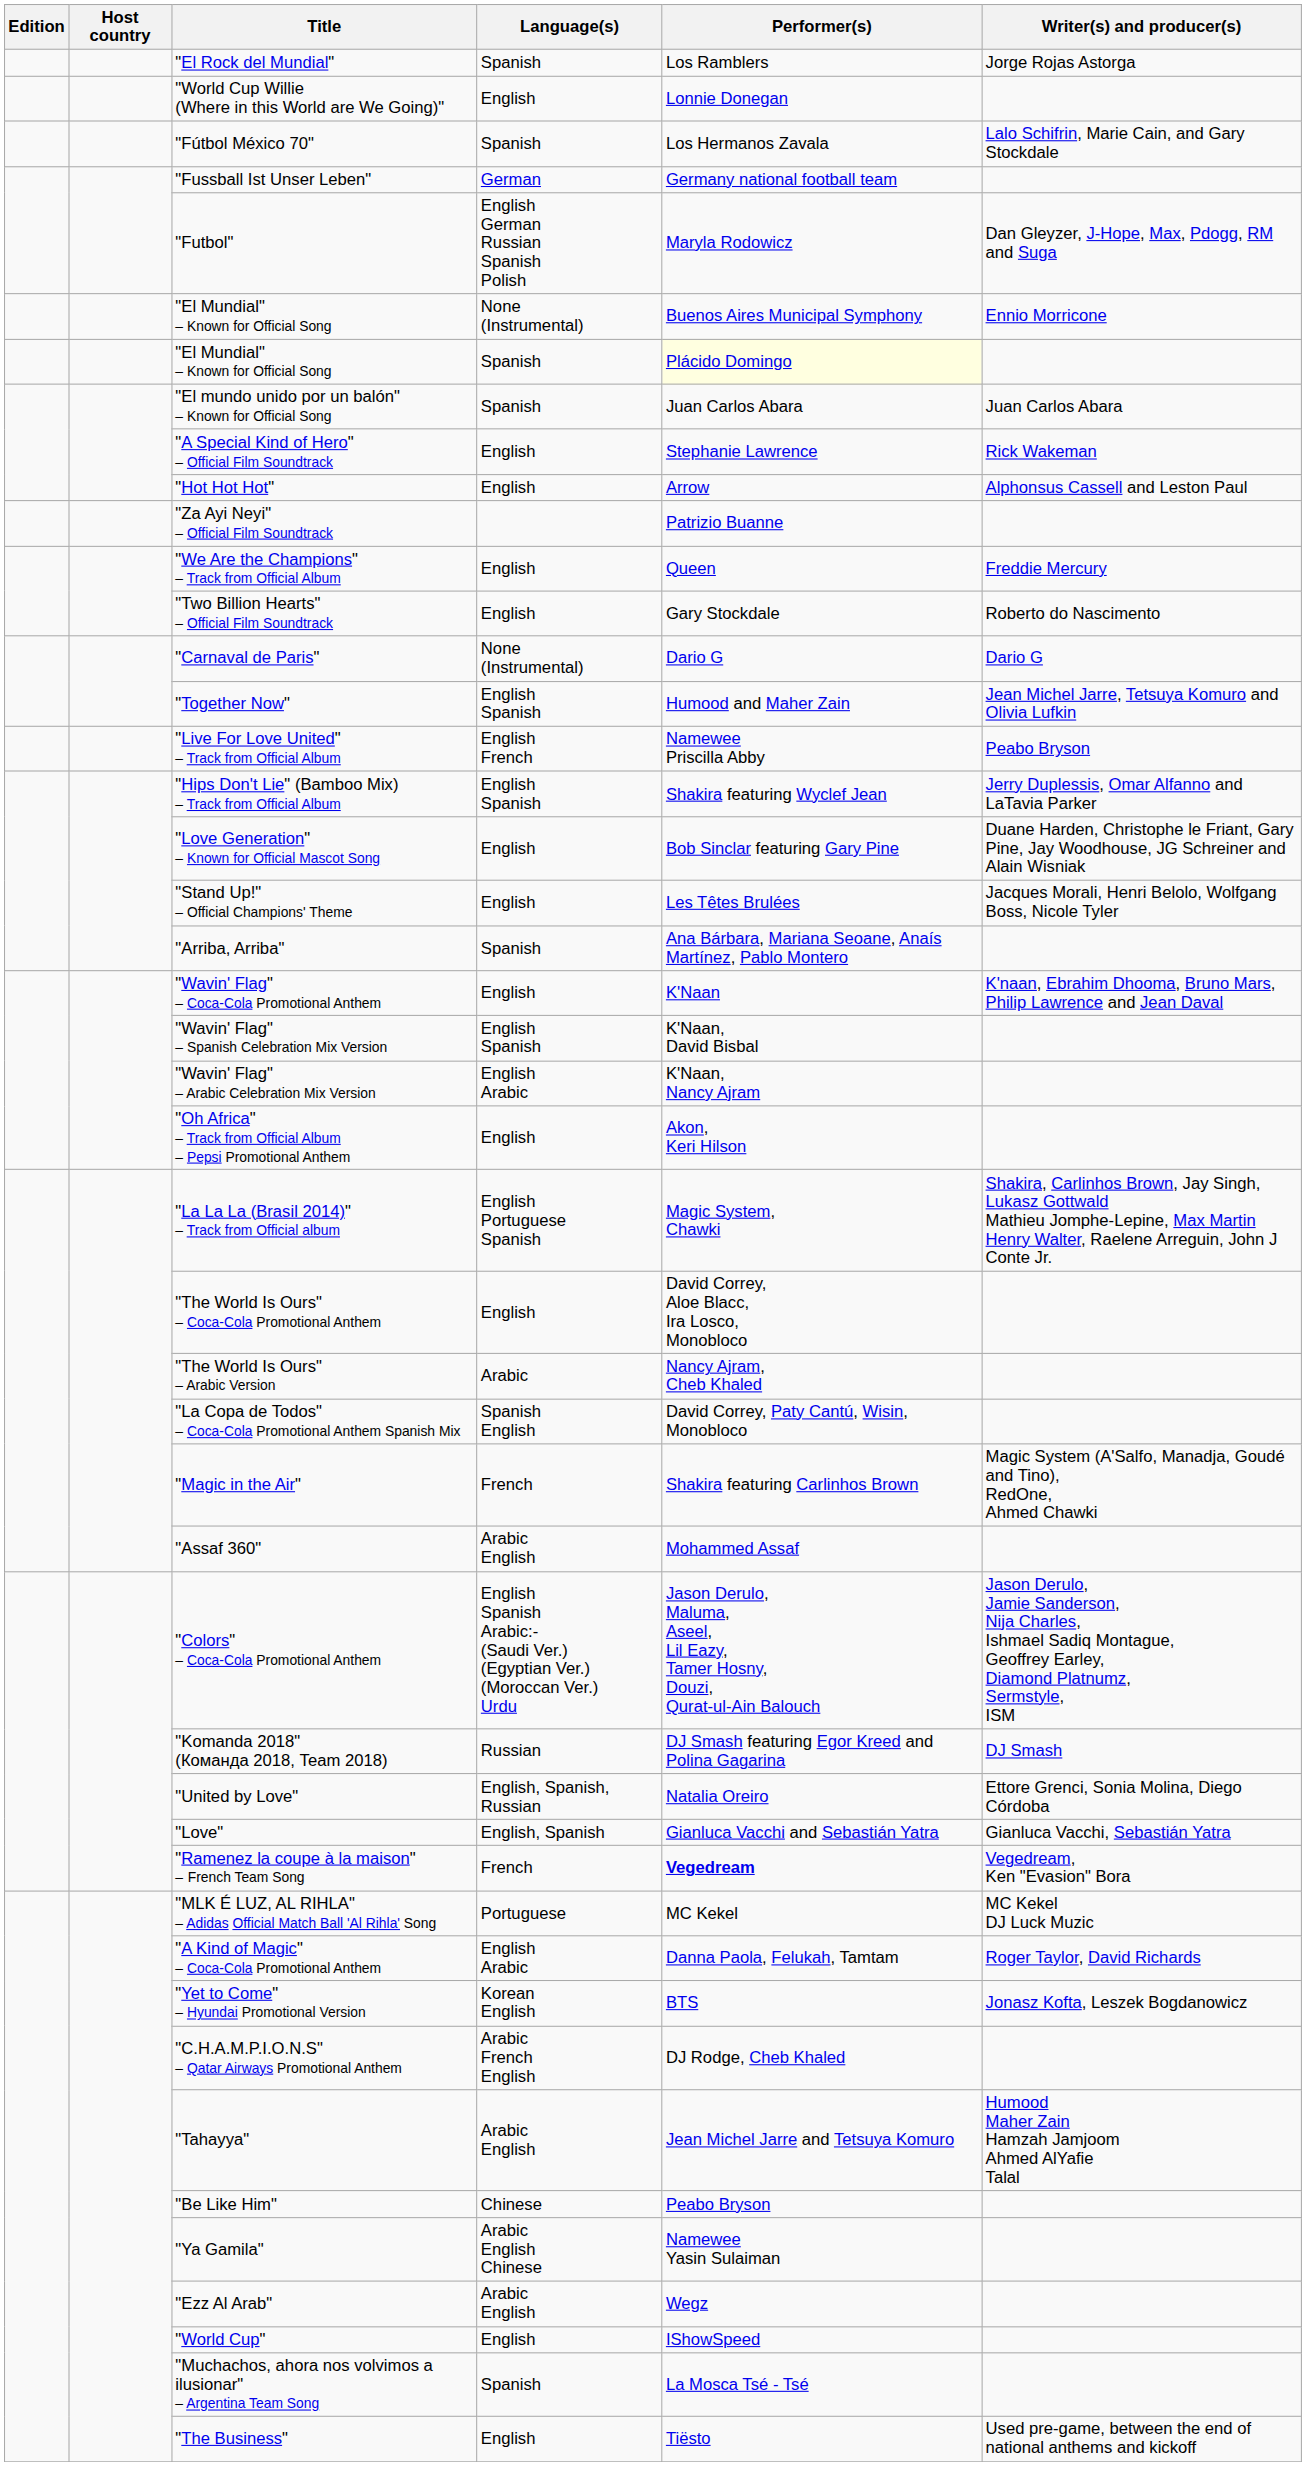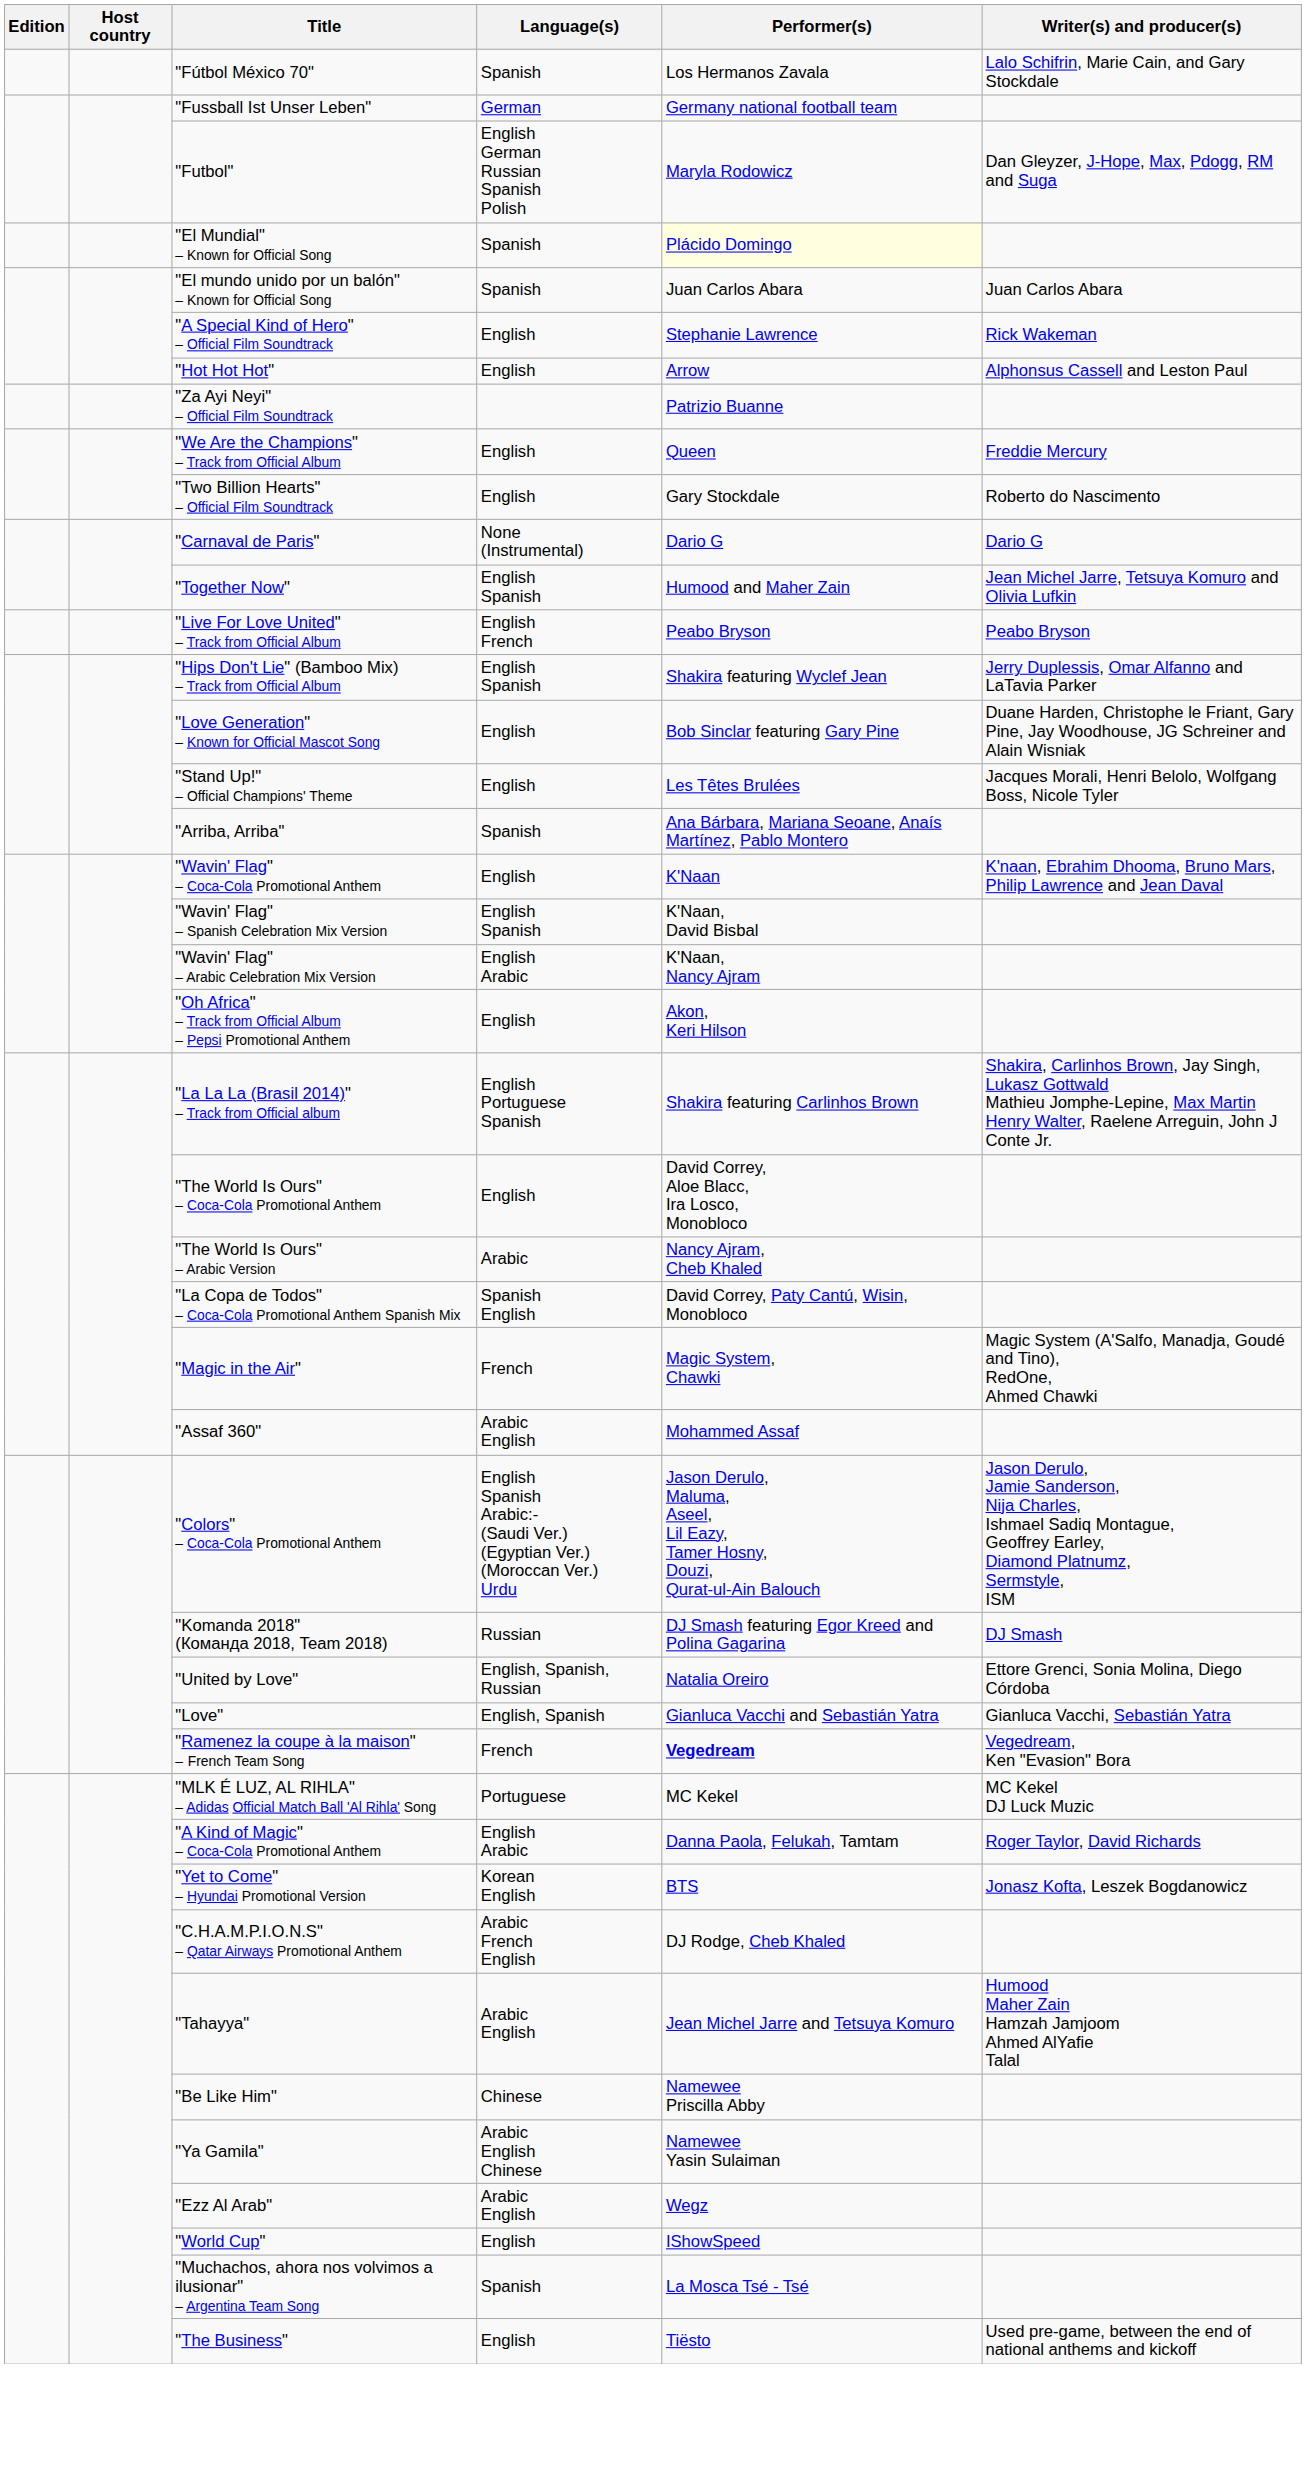- row: (255, 62)
- row: (310, 98)
- row: (253, 316)
(715, 748) Namewee Priscilla Abby -> (718, 632) Peabo Bryson
(720, 1220) Magic System, Chawki -> (792, 1103) Shakira featuring Carlinhos Brown
(792, 1485) Shakira featuring Carlinhos Brown -> (720, 1368) Magic System, Chawki
(718, 2204) Peabo Bryson -> (715, 2096) Namewee Priscilla Abby
